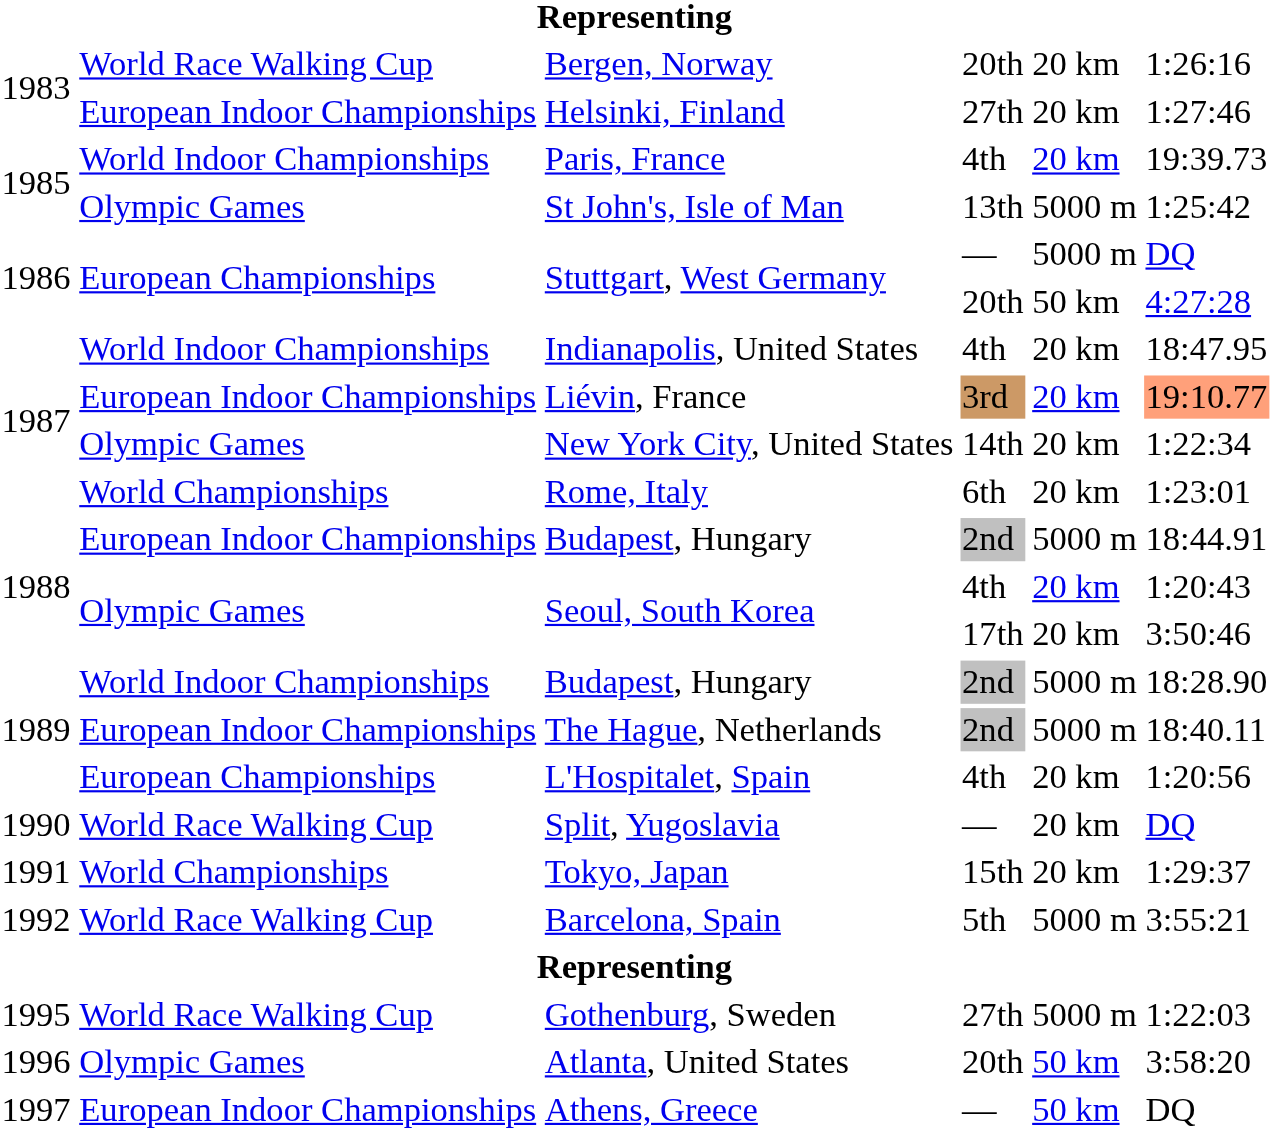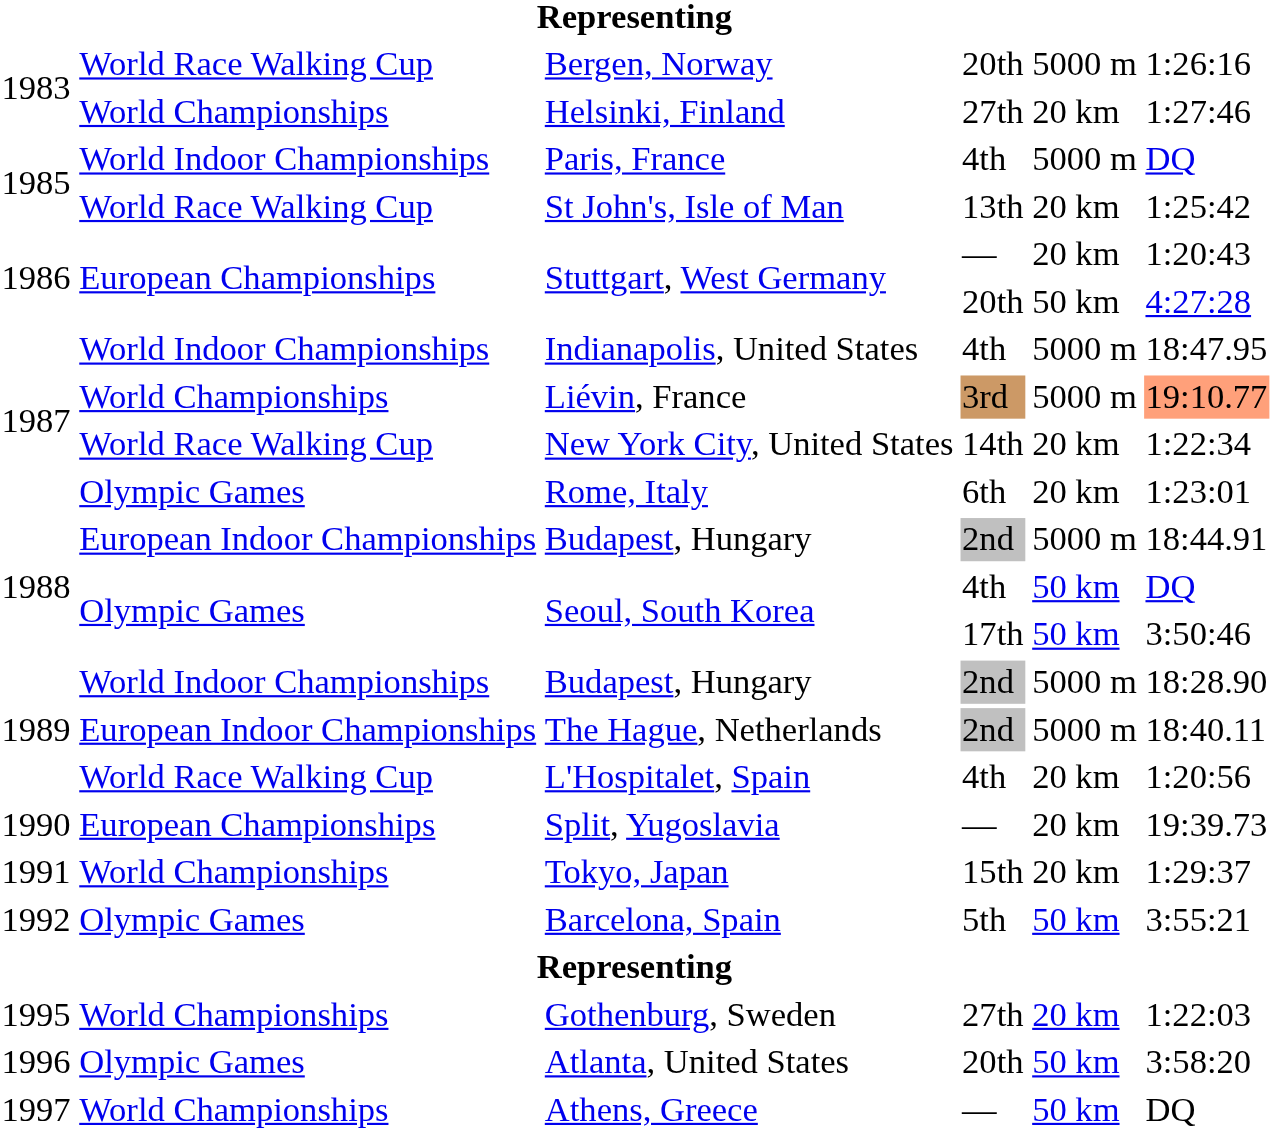(1076, 63) 20 km -> (1085, 63) 5000 m
(308, 111) European Indoor Championships -> (234, 111) World Championships
(1076, 158) 20 km -> (1085, 158) 5000 m
(1206, 158) 19:39.73 -> (1170, 158) DQ
(192, 206) Olympic Games -> (256, 206) World Race Walking Cup
(1085, 206) 5000 m -> (1076, 206) 20 km
(1085, 253) 5000 m -> (1076, 253) 20 km
(1170, 253) DQ -> (1198, 253) 1:20:43
(1076, 348) 20 km -> (1085, 348) 5000 m
(308, 396) European Indoor Championships -> (234, 396) World Championships
(1076, 396) 20 km -> (1085, 396) 5000 m
(192, 444) Olympic Games -> (256, 444) World Race Walking Cup
(234, 491) World Championships -> (192, 491) Olympic Games
(1076, 586) 20 km -> (1076, 586) 50 km
(1198, 586) 1:20:43 -> (1170, 586) DQ
(1076, 634) 20 km -> (1076, 634) 50 km
(257, 776) European Championships -> (256, 776) World Race Walking Cup
(256, 824) World Race Walking Cup -> (257, 824) European Championships
(1170, 824) DQ -> (1206, 824) 19:39.73
(256, 919) World Race Walking Cup -> (192, 919) Olympic Games
(1085, 919) 5000 m -> (1076, 919) 50 km
(256, 1014) World Race Walking Cup -> (234, 1014) World Championships
(1085, 1014) 5000 m -> (1076, 1014) 20 km
(308, 1109) European Indoor Championships -> (234, 1109) World Championships
